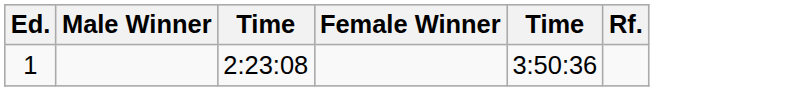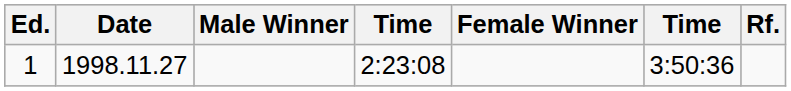+ column: (125, 24)
